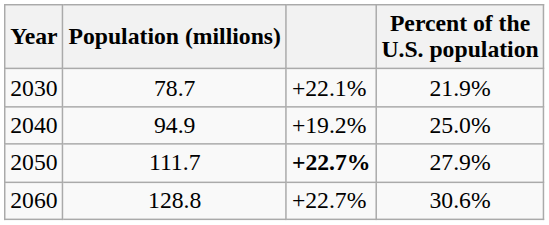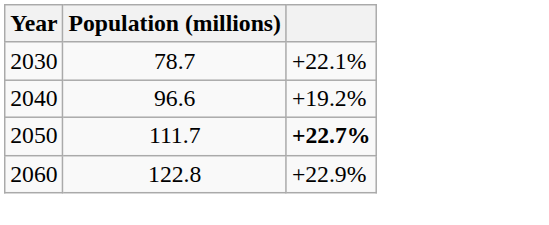- column: (460, 36)
(175, 125) 94.9 -> (175, 98) 96.6
(175, 200) 128.8 -> (175, 173) 122.8
(329, 200) +22.7% -> (329, 173) +22.9%
